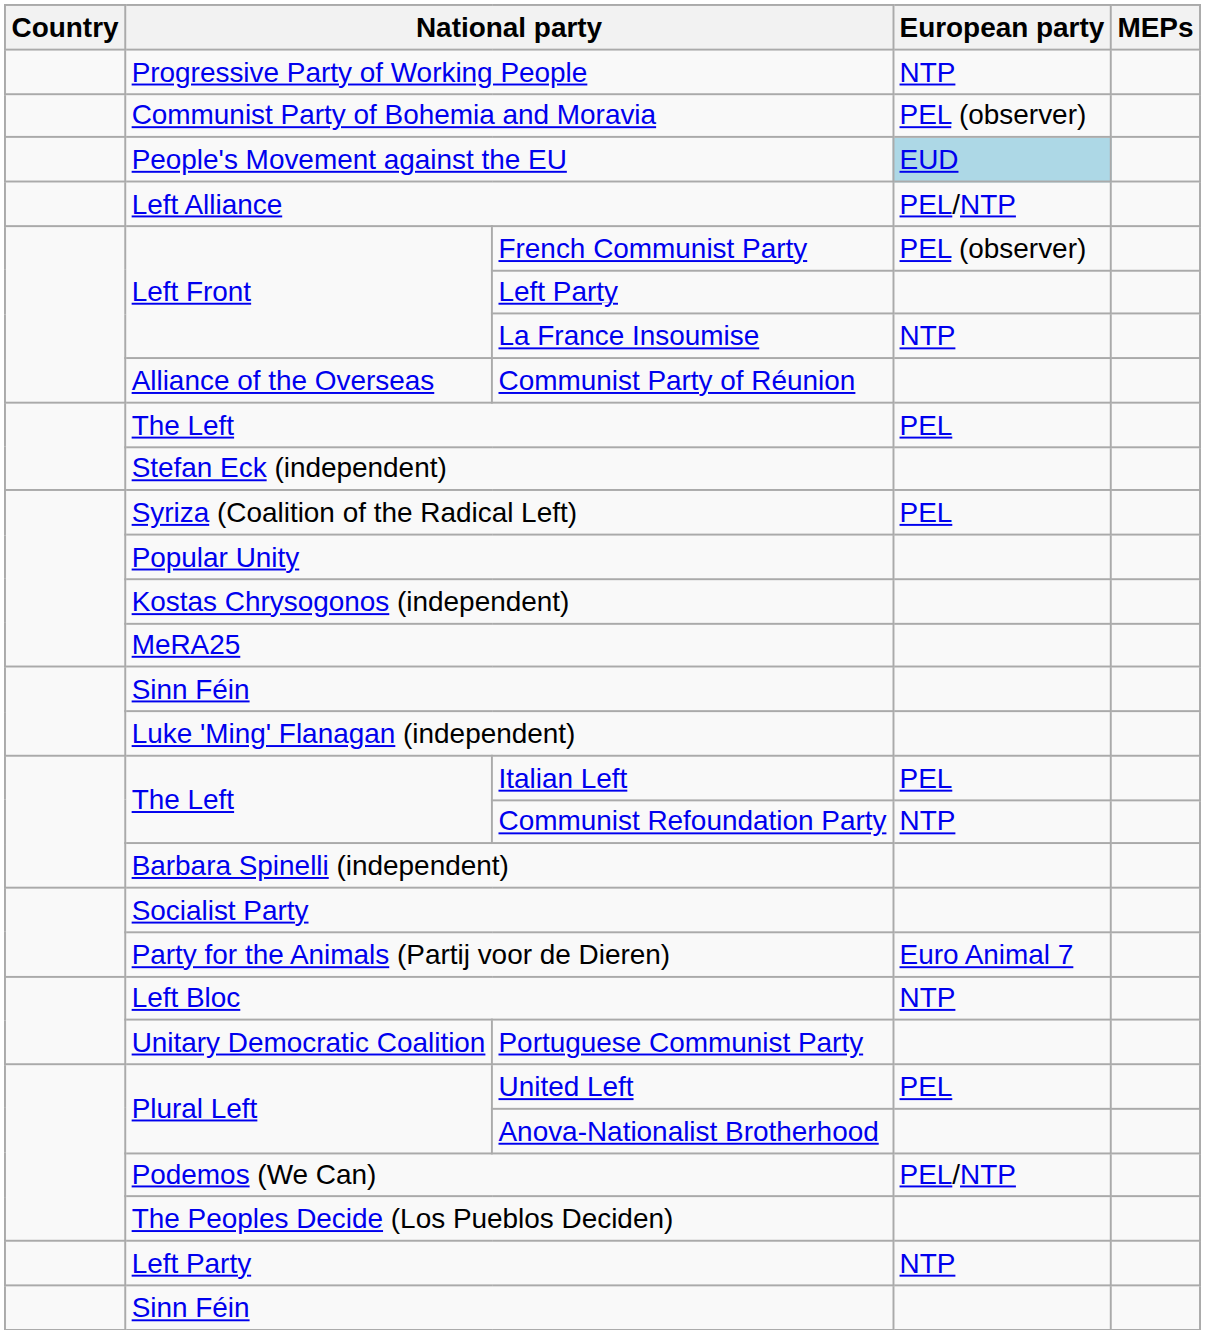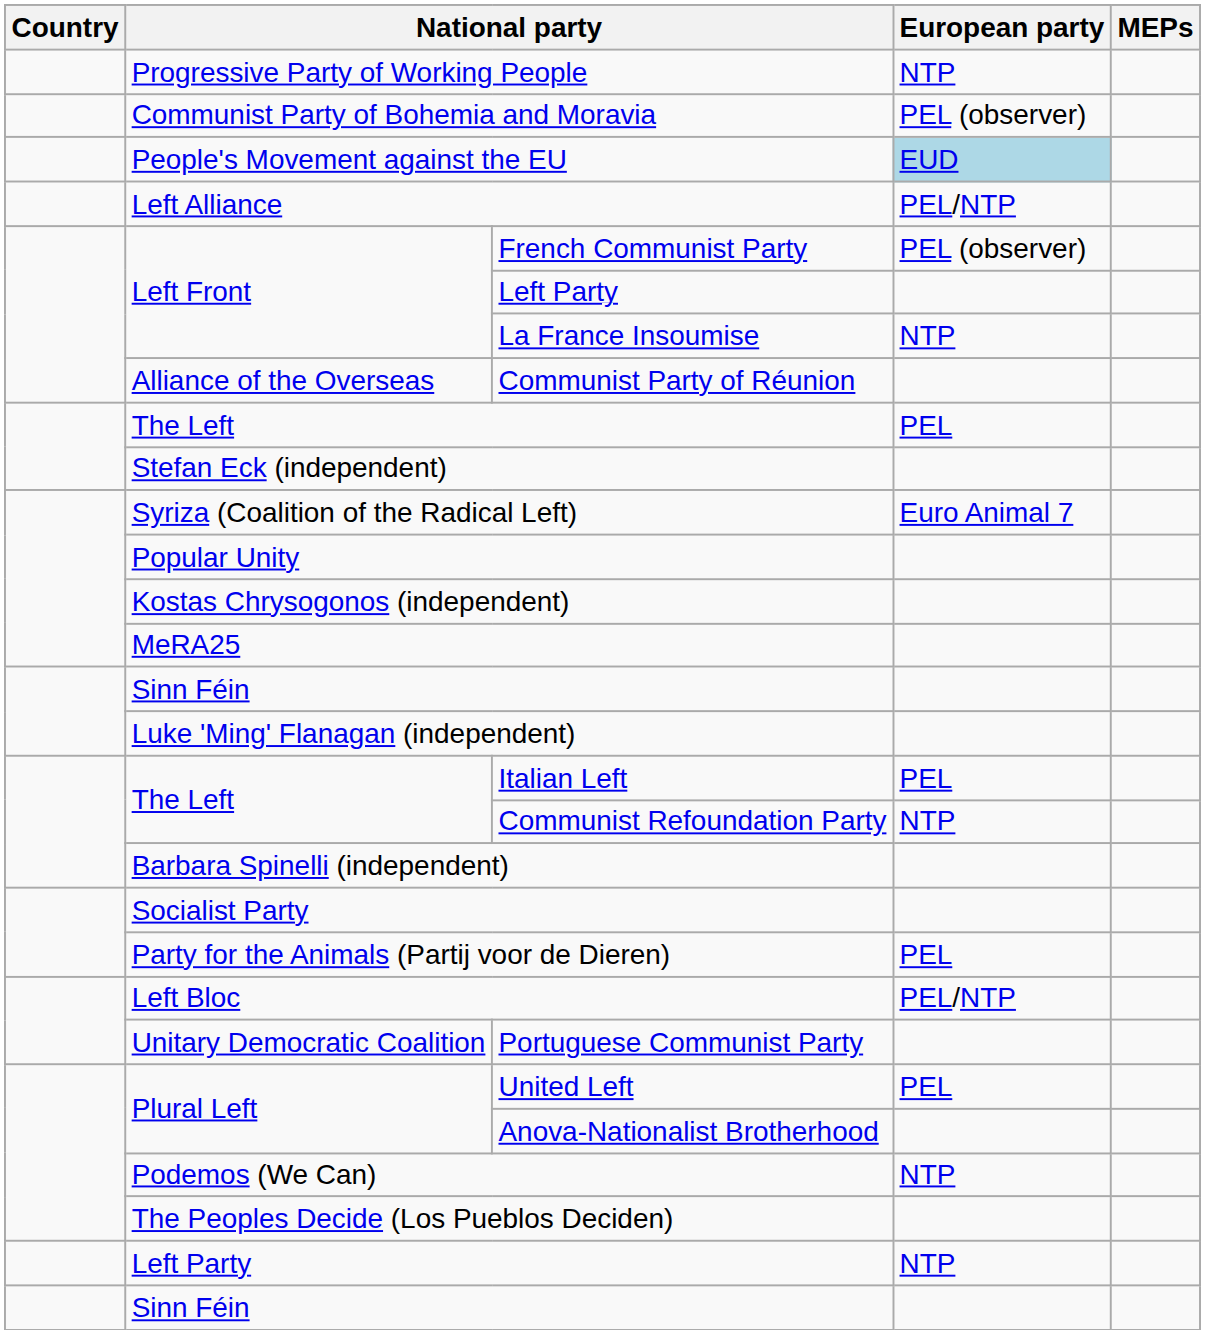(926, 513) PEL -> (986, 513) Euro Animal 7
(986, 954) Euro Animal 7 -> (926, 954) PEL
(927, 998) NTP -> (958, 998) PEL/NTP
(958, 1175) PEL/NTP -> (927, 1175) NTP
